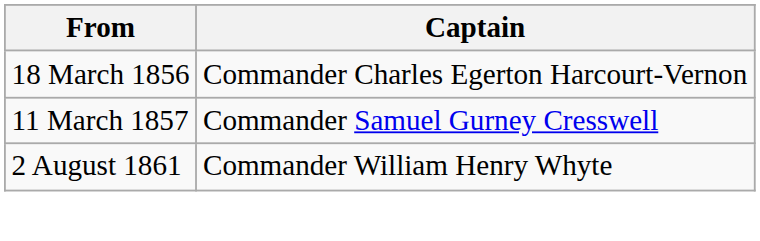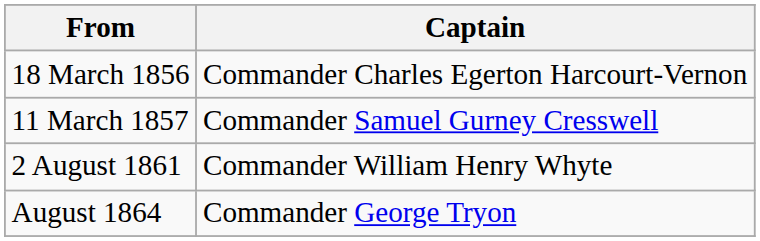+ row: (86, 212)
